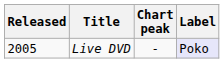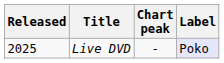(22, 48) 2005 -> (22, 48) 2025
